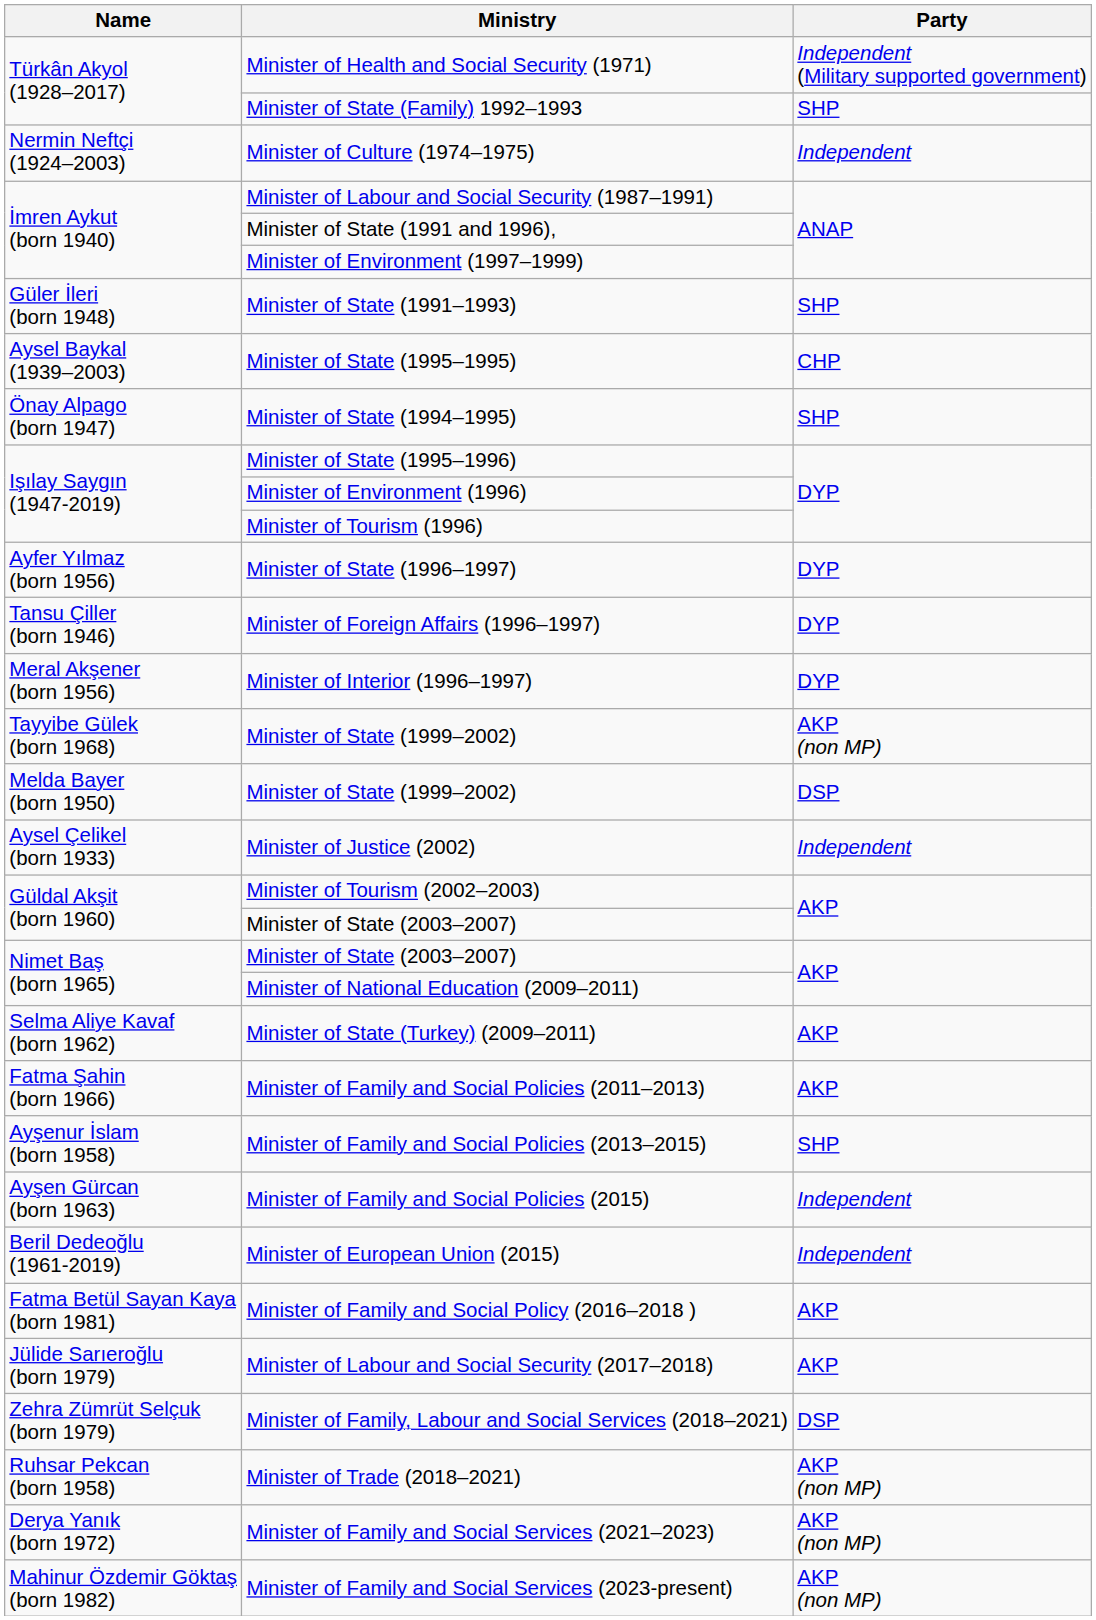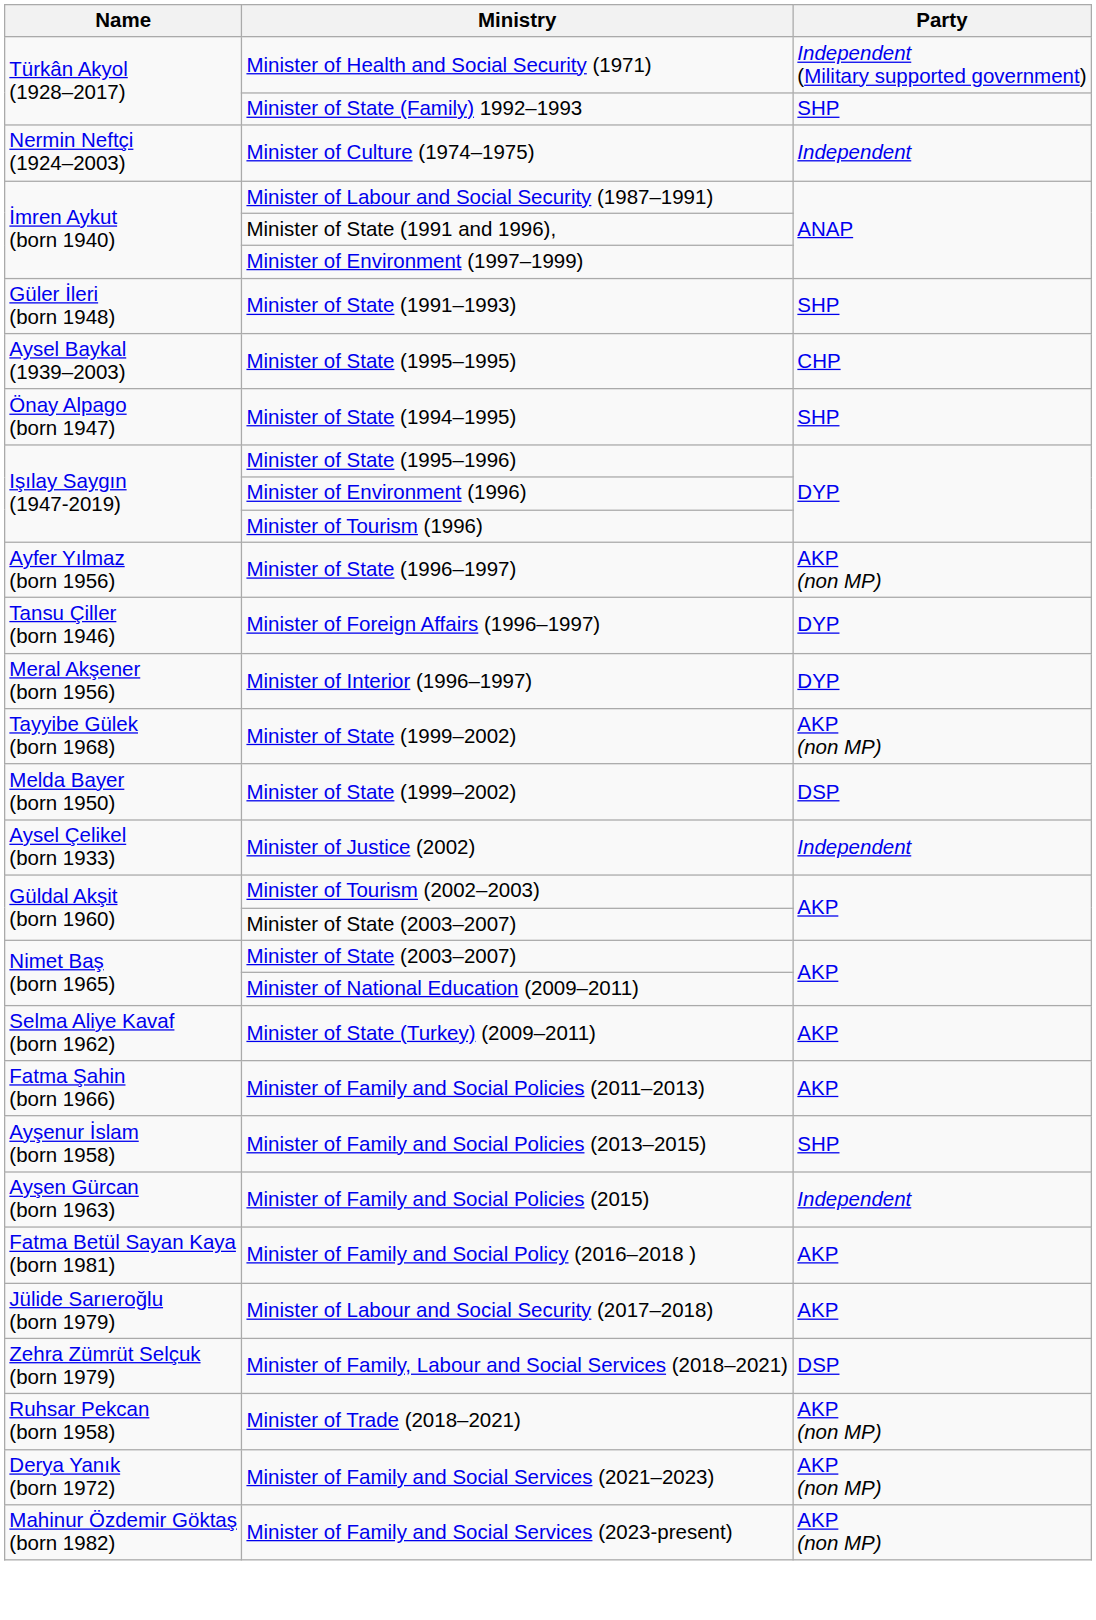(818, 569) DYP -> (839, 569) AKP (non MP)
- row: (77, 1254)
